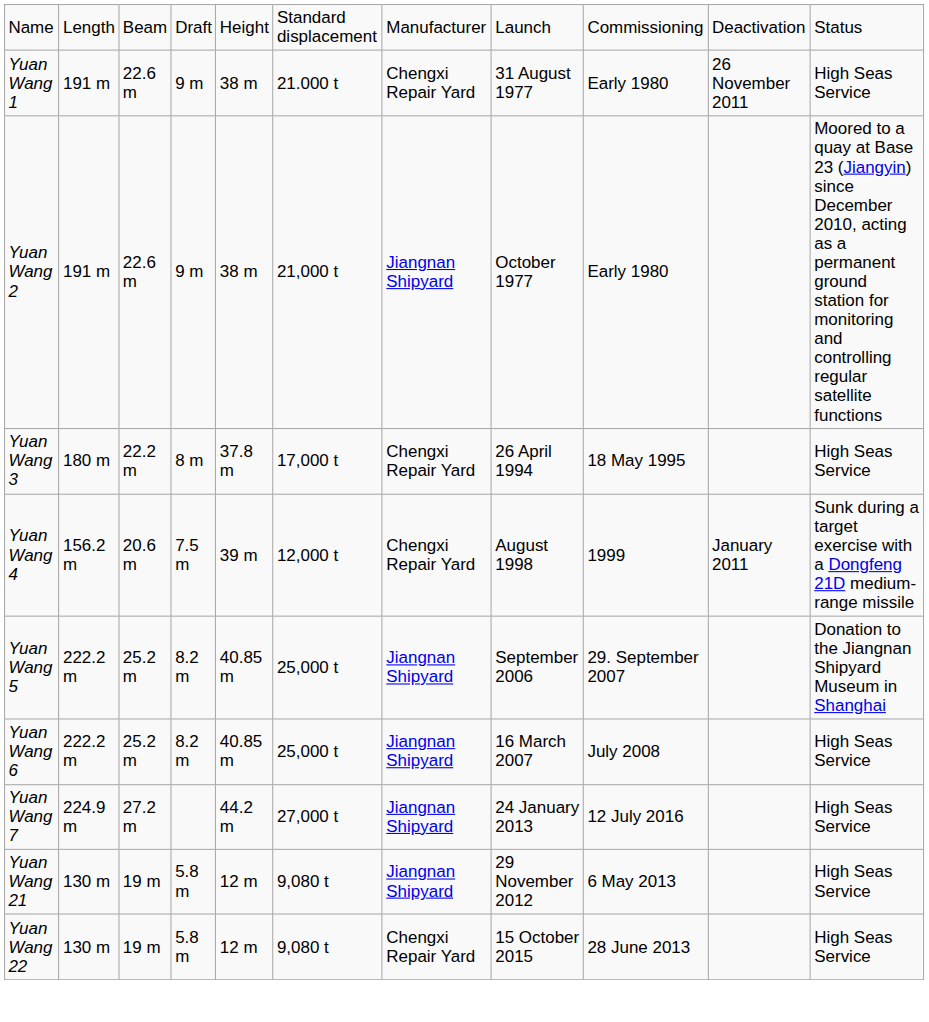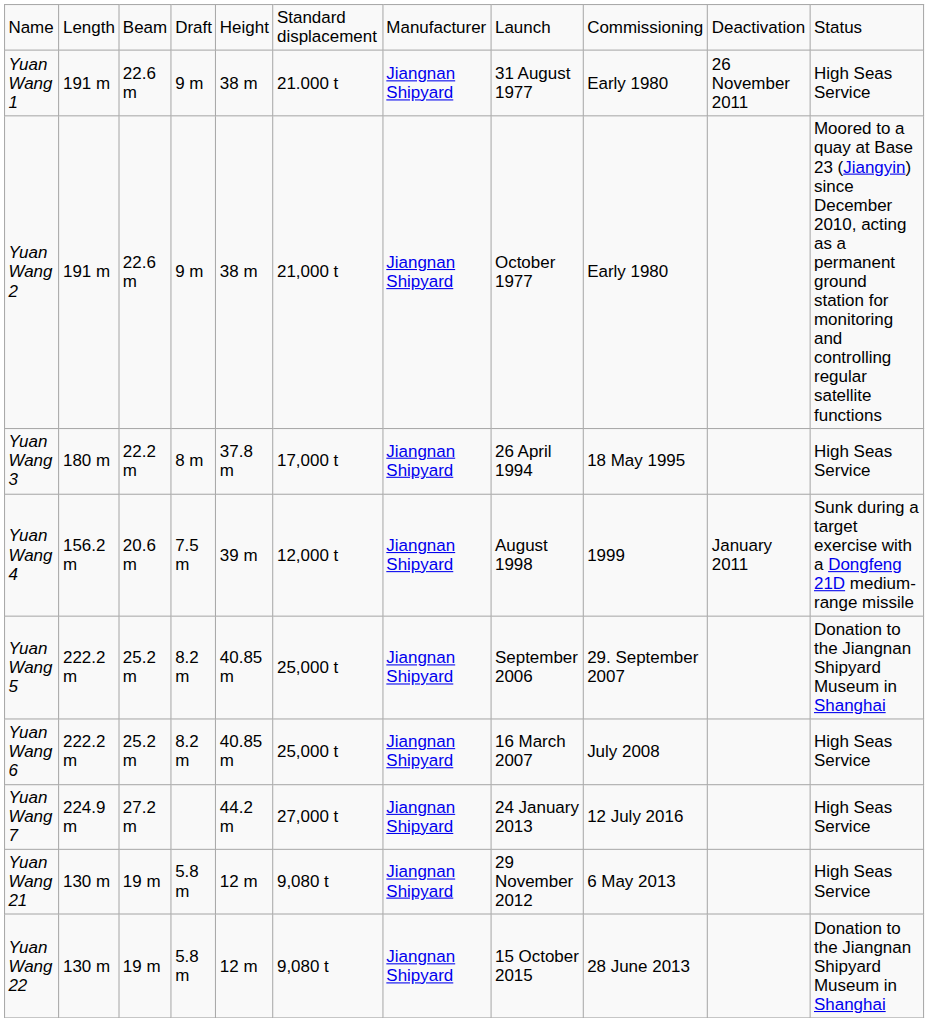(431, 83) Chengxi Repair Yard -> (421, 83) Jiangnan Shipyard
(431, 461) Chengxi Repair Yard -> (421, 461) Jiangnan Shipyard
(431, 554) Chengxi Repair Yard -> (421, 554) Jiangnan Shipyard
(431, 946) Chengxi Repair Yard -> (421, 965) Jiangnan Shipyard
(853, 946) High Seas Service -> (863, 965) Donation to the Jiangnan Shipyard Museum in Shanghai
